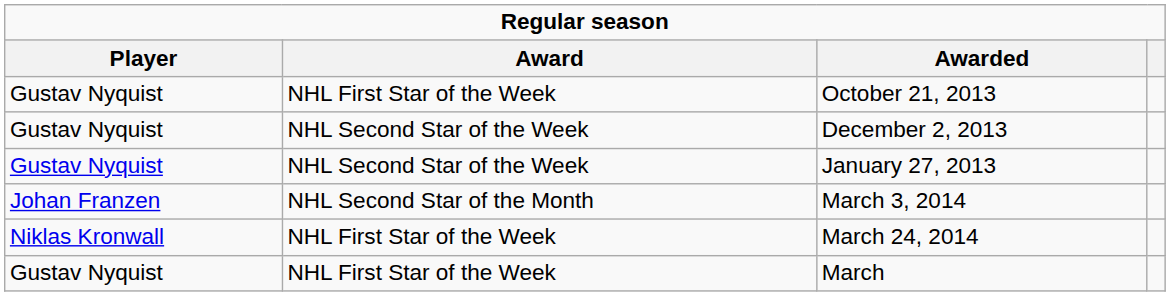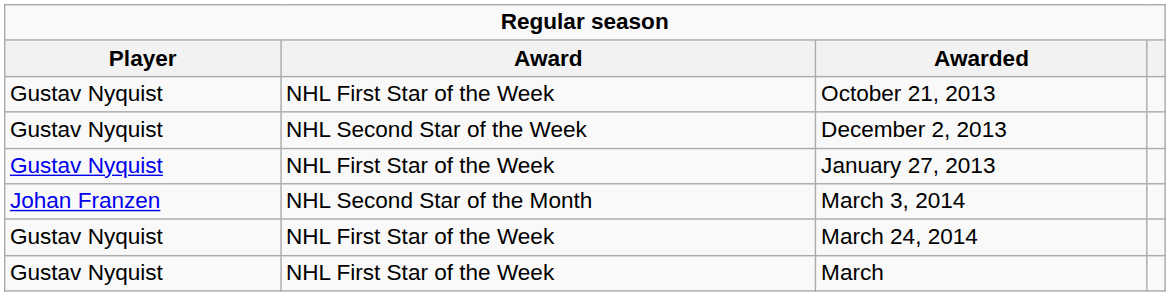(438, 165) NHL Second Star of the Week -> (420, 165) NHL First Star of the Week
(87, 237) Niklas Kronwall -> (86, 237) Gustav Nyquist
